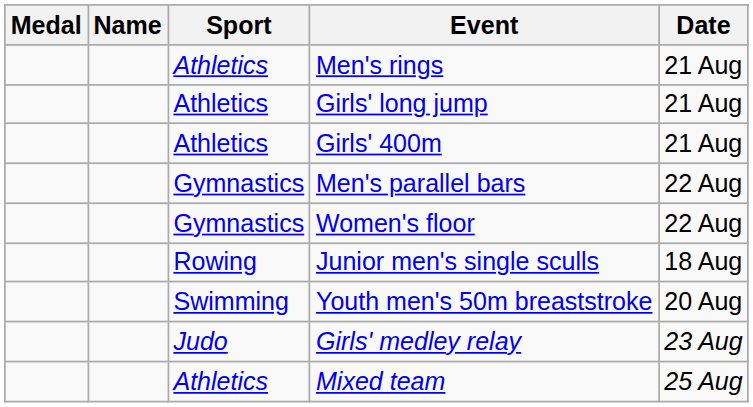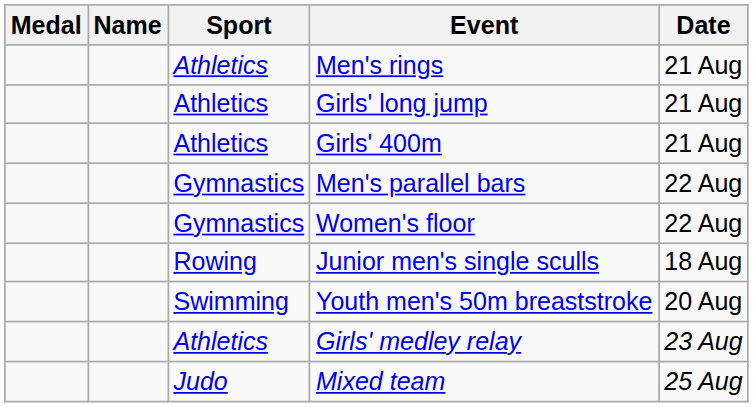(201, 342) Judo -> (221, 342) Athletics
(221, 381) Athletics -> (201, 381) Judo
